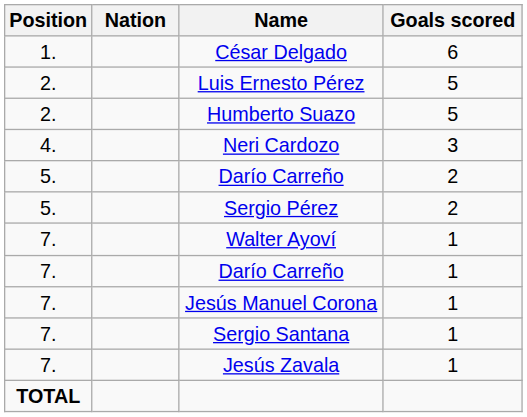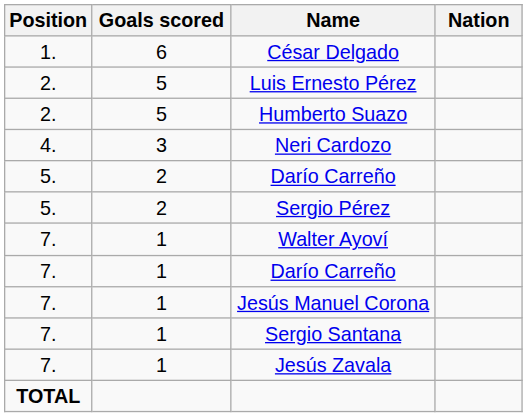columns swapped: (135, 20) <-> (453, 20)
